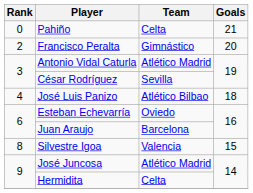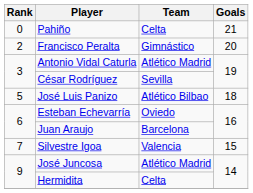(20, 96) 4 -> (20, 96) 5
(20, 146) 8 -> (20, 146) 7
